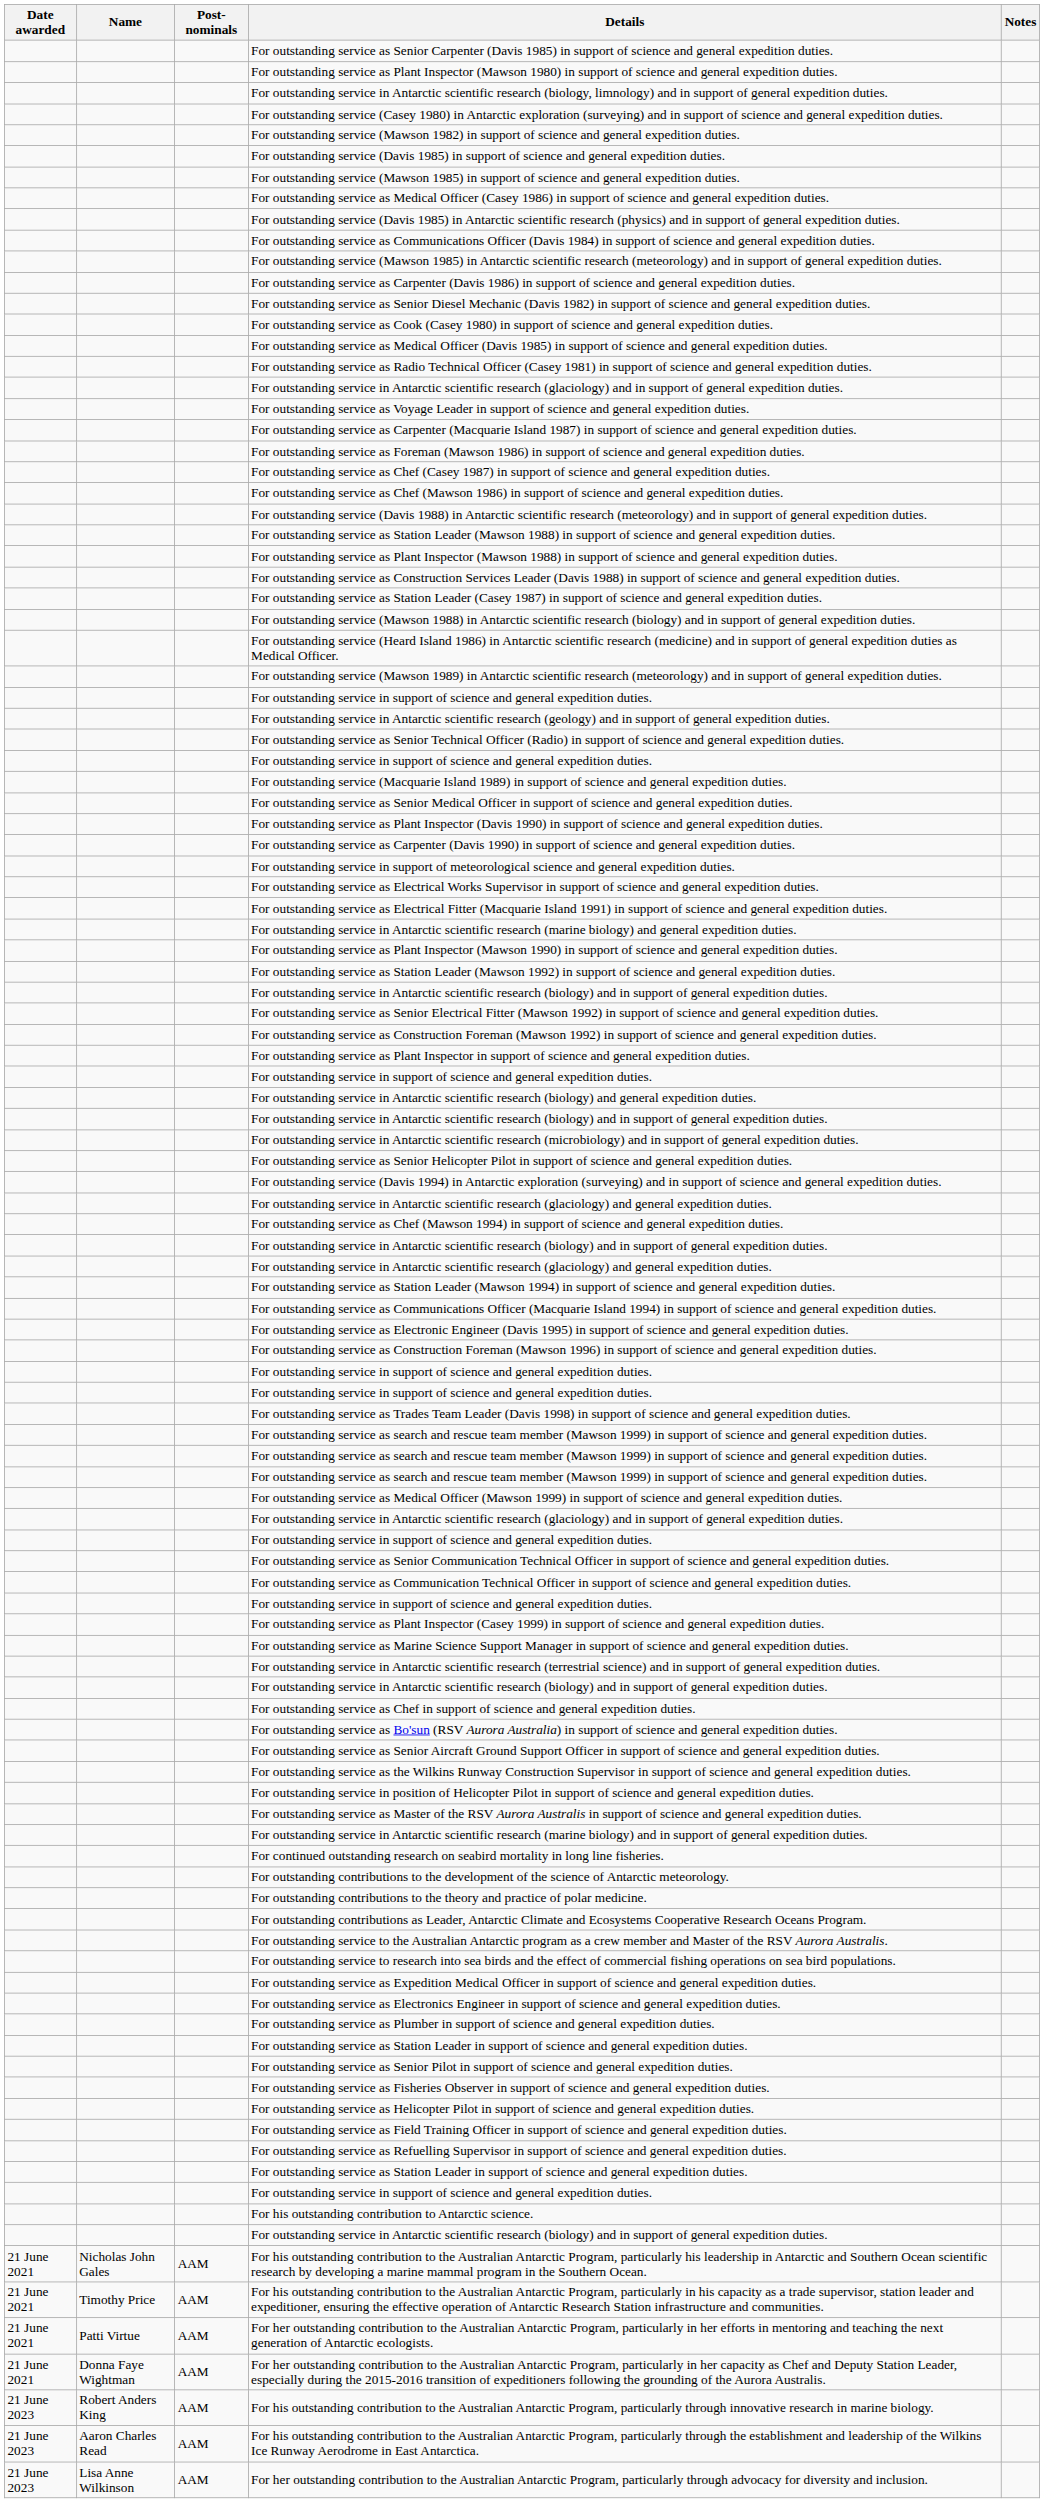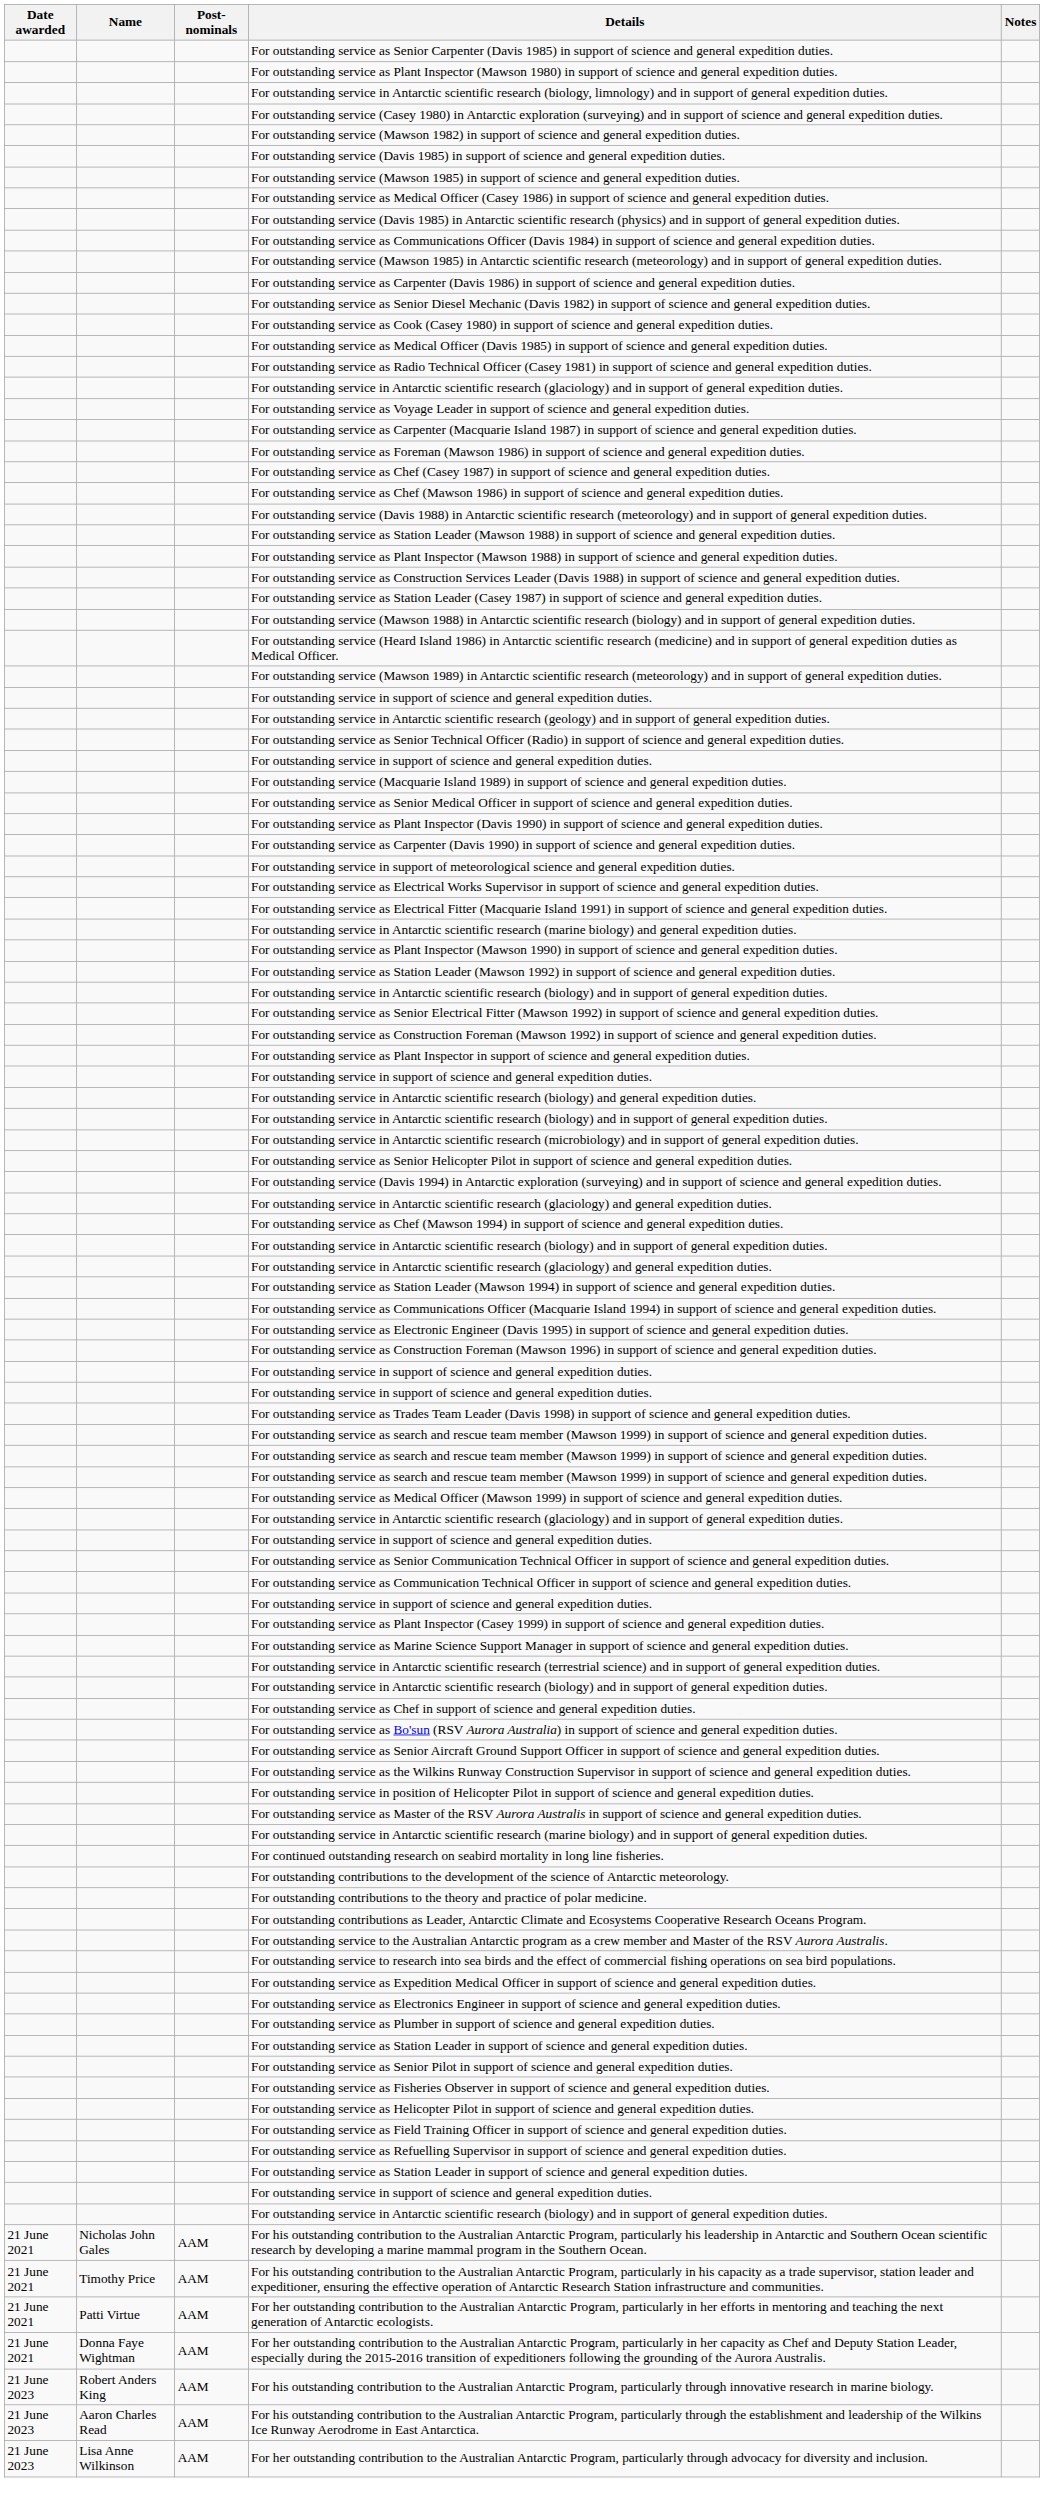- row: (125, 2214)
